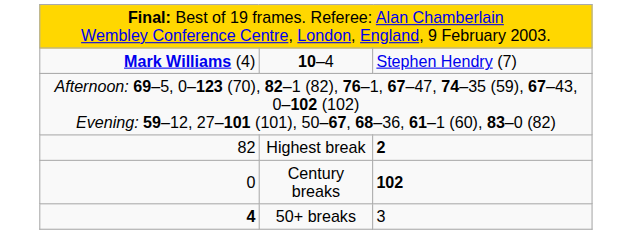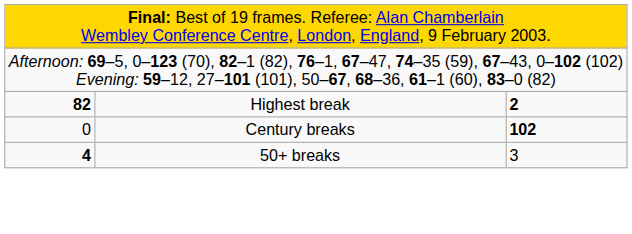- row: (316, 61)
(246, 148) normal -> (82, 105) bold
